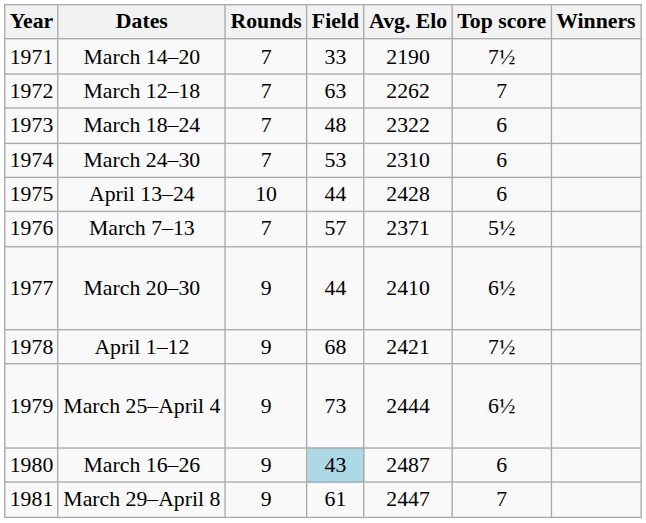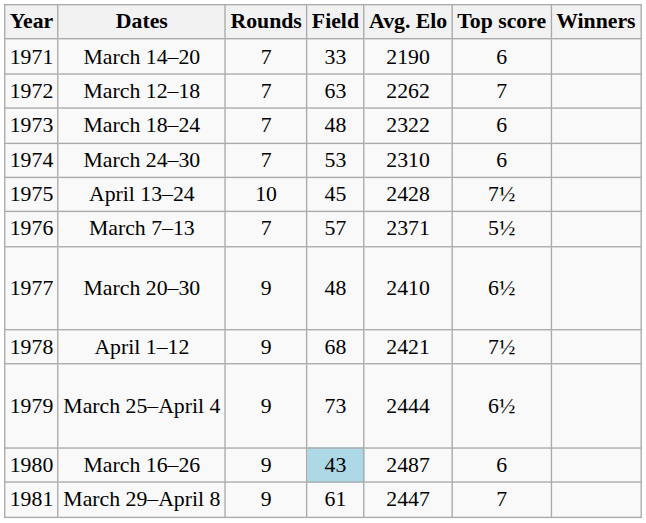(502, 56) 7½ -> (502, 56) 6
(335, 194) 44 -> (335, 194) 45
(502, 194) 6 -> (502, 194) 7½
(335, 287) 44 -> (335, 287) 48
